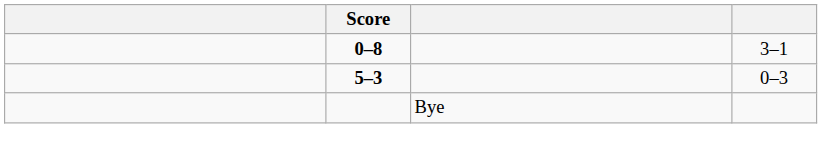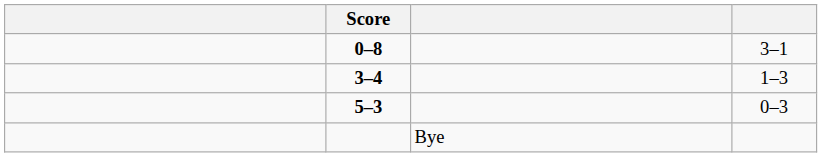+ row: (368, 78)
